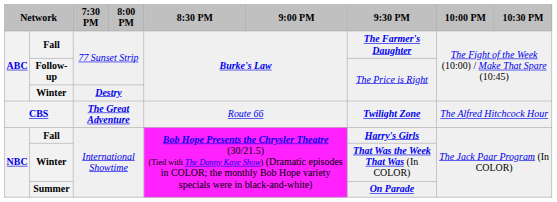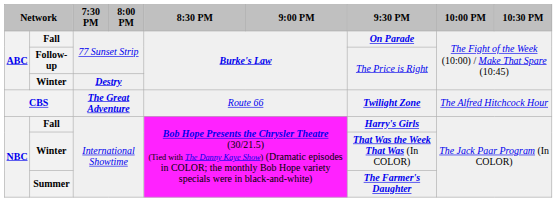(392, 44) The Farmer's Daughter -> (392, 39) On Parade
(392, 189) On Parade -> (392, 183) The Farmer's Daughter
